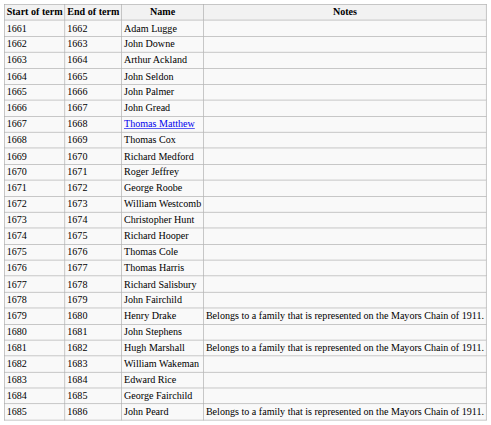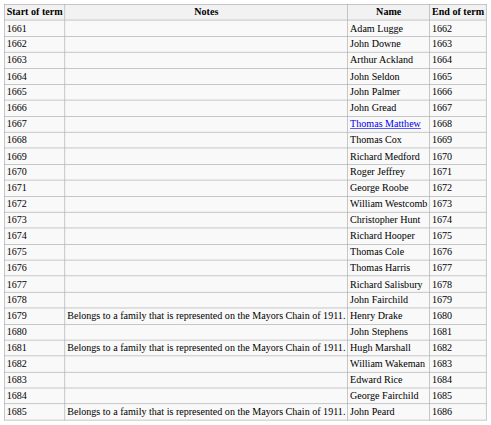columns swapped: (93, 12) <-> (345, 12)
